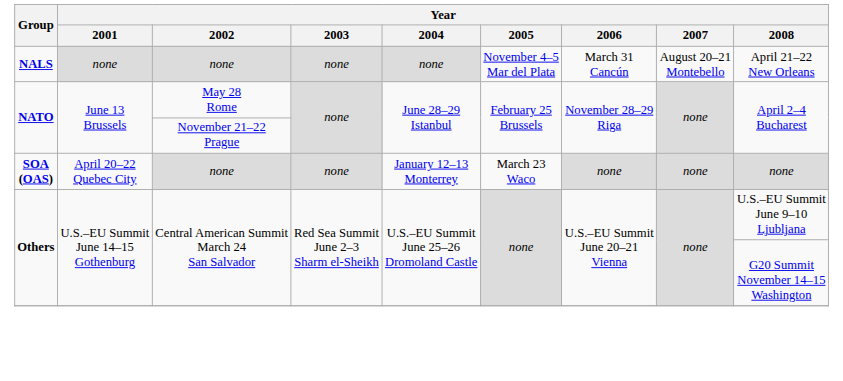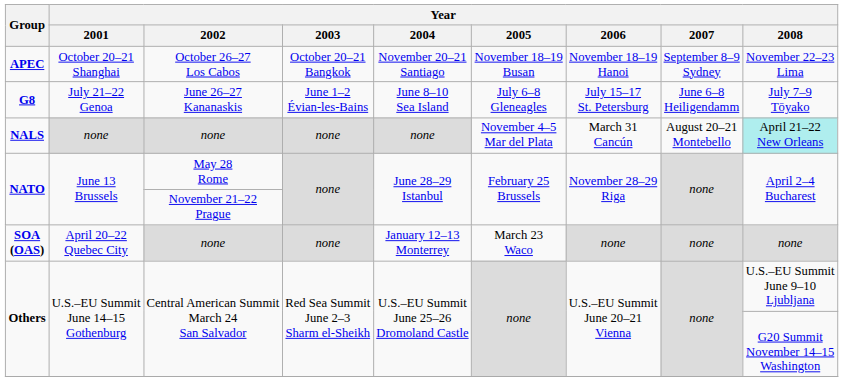+ row: (27, 63)
+ row: (27, 99)
(781, 63) no background -> (790, 135) paleturquoise background
